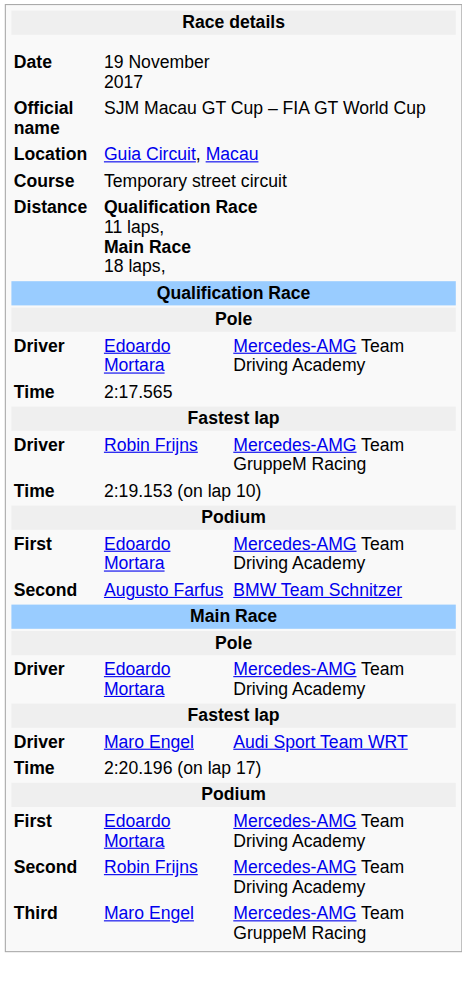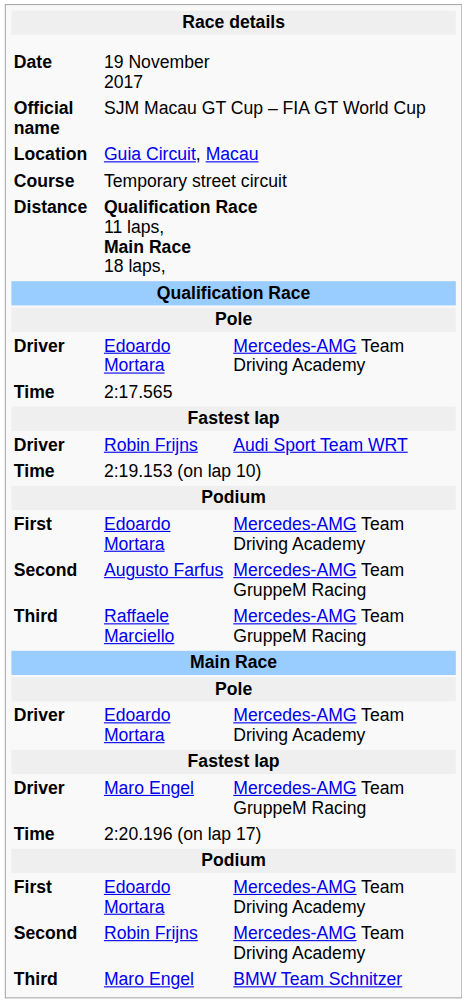(319, 455) Mercedes-AMG Team GruppeM Racing -> (321, 445) Audi Sport Team WRT
(318, 590) BMW Team Schnitzer -> (319, 580) Mercedes-AMG Team GruppeM Racing
+ row: (36, 616)
(321, 742) Audi Sport Team WRT -> (319, 798) Mercedes-AMG Team GruppeM Racing
(319, 923) Mercedes-AMG Team GruppeM Racing -> (318, 979) BMW Team Schnitzer
